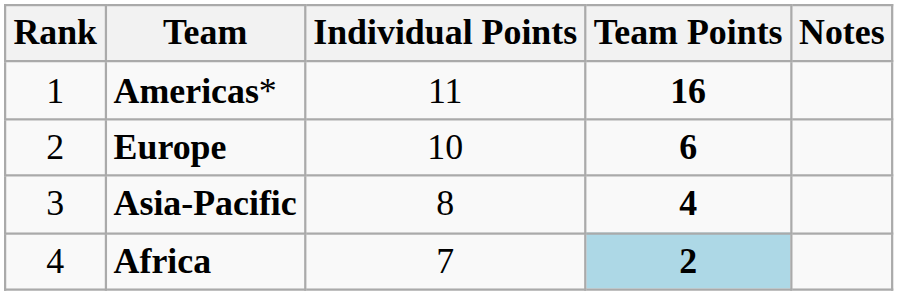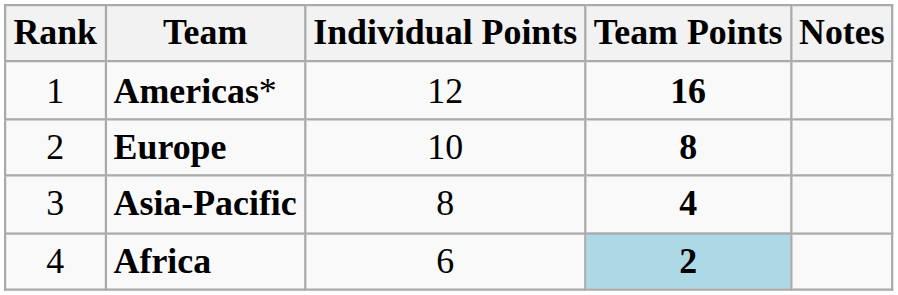(445, 89) 11 -> (445, 89) 12
(688, 146) 6 -> (688, 146) 8
(445, 260) 7 -> (445, 260) 6
